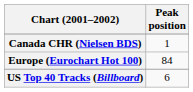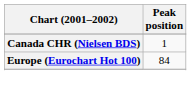- row: (75, 78)
